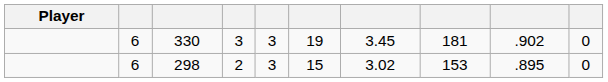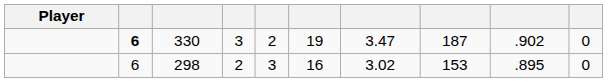(135, 41) normal -> (135, 41) bold
(272, 41) 3 -> (272, 41) 2
(380, 41) 3.45 -> (380, 41) 3.47
(455, 41) 181 -> (455, 41) 187
(315, 65) 15 -> (315, 65) 16
